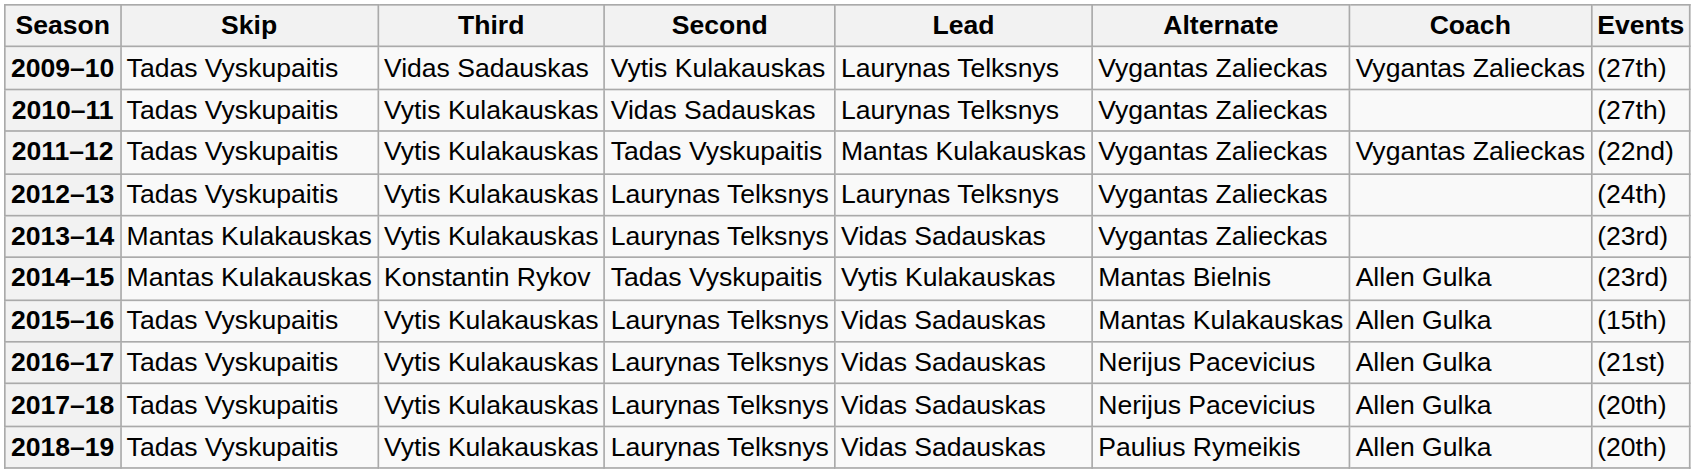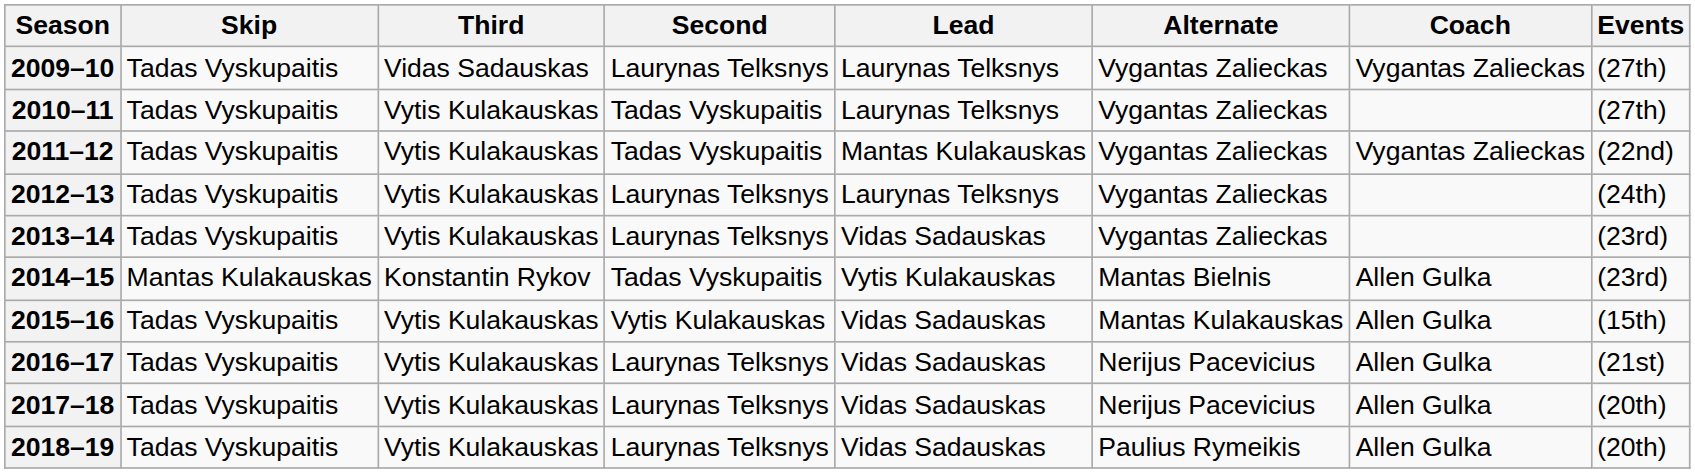(718, 67) Vytis Kulakauskas -> (720, 67) Laurynas Telksnys
(713, 109) Vidas Sadauskas -> (717, 109) Tadas Vyskupaitis
(249, 236) Mantas Kulakauskas -> (232, 236) Tadas Vyskupaitis
(720, 320) Laurynas Telksnys -> (718, 320) Vytis Kulakauskas
